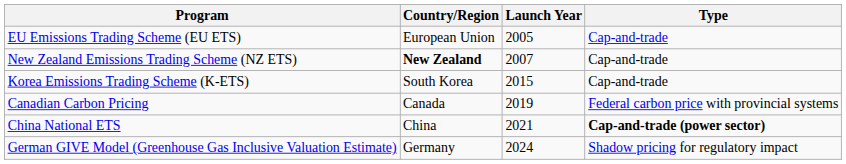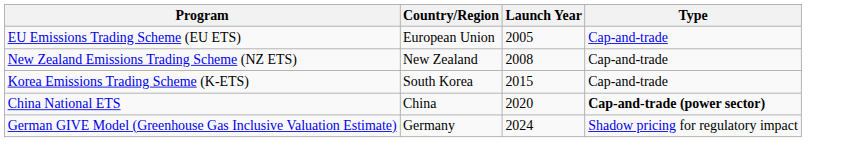(442, 59) bold -> (440, 59) normal
(519, 59) 2007 -> (519, 59) 2008
- row: (78, 103)
(519, 125) 2021 -> (519, 103) 2020
